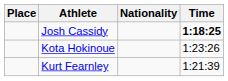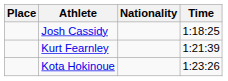(202, 31) bold -> (201, 31) normal
rows swapped: (75, 66) <-> (78, 48)
